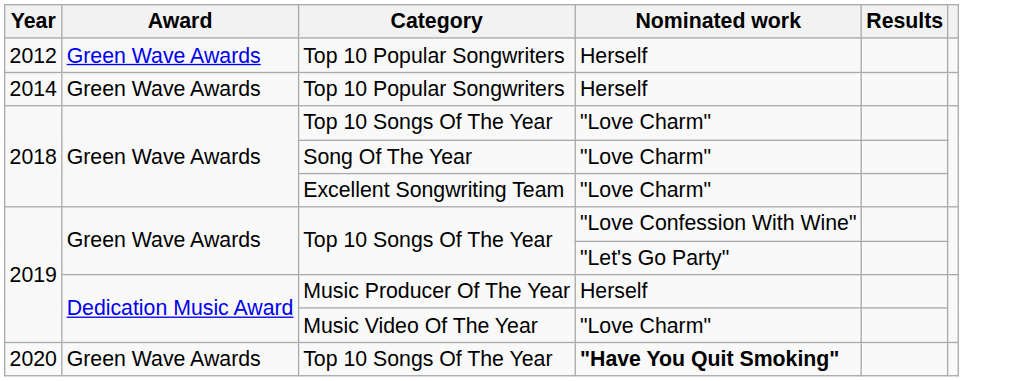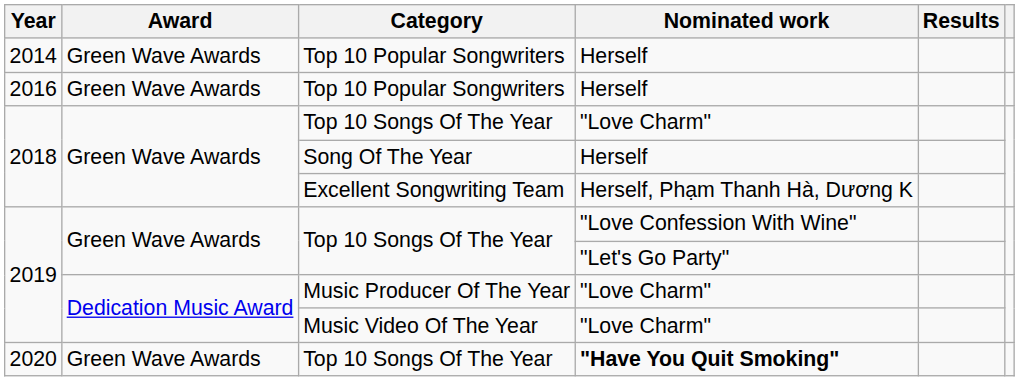- row: (33, 55)
+ row: (33, 88)
(645, 156) "Love Charm" -> (614, 156) Herself
(645, 190) "Love Charm" -> (746, 190) Herself, Phạm Thanh Hà, Dương K
(614, 291) Herself -> (645, 291) "Love Charm"
